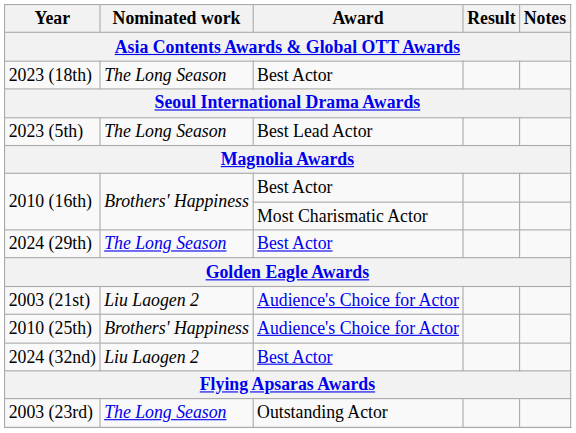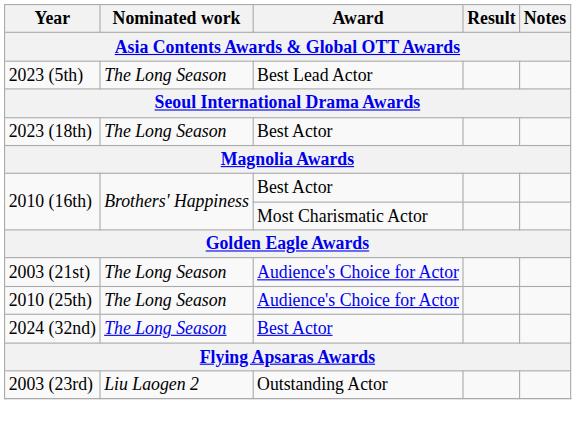rows swapped: (46, 131) <-> (50, 74)
- row: (50, 243)
(152, 300) Liu Laogen 2 -> (165, 272) The Long Season
(177, 328) Brothers' Happiness -> (165, 300) The Long Season
(152, 356) Liu Laogen 2 -> (165, 328) The Long Season
(165, 412) The Long Season -> (152, 384) Liu Laogen 2
